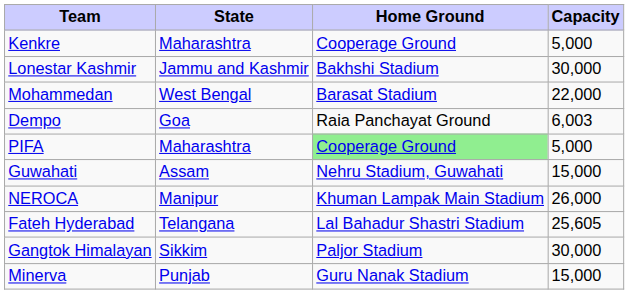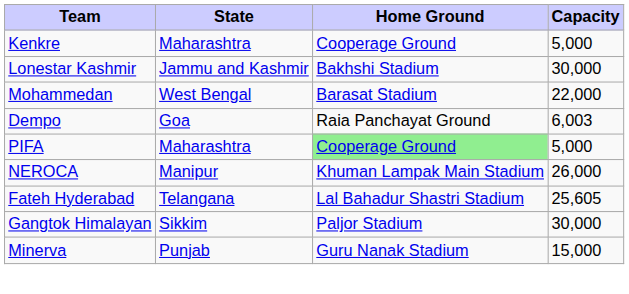- row: (43, 172)
